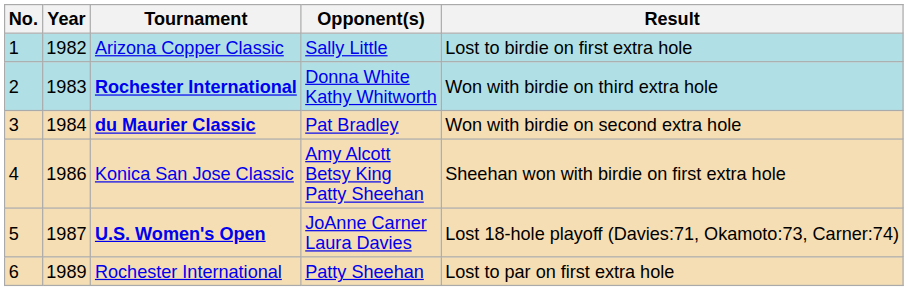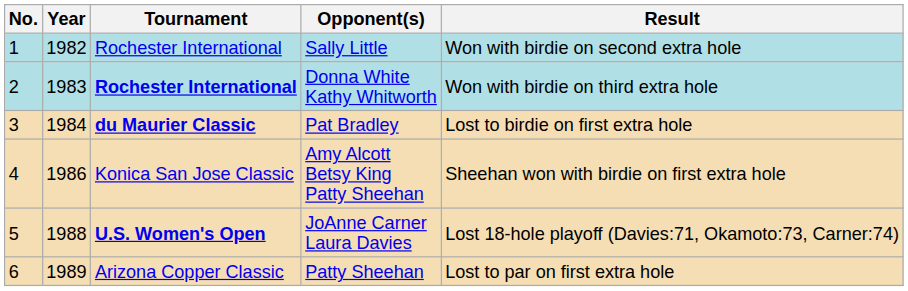(189, 48) Arizona Copper Classic -> (188, 48) Rochester International
(569, 48) Lost to birdie on first extra hole -> (593, 48) Won with birdie on second extra hole
(593, 125) Won with birdie on second extra hole -> (569, 125) Lost to birdie on first extra hole
(66, 233) 1987 -> (66, 233) 1988
(188, 272) Rochester International -> (189, 272) Arizona Copper Classic
